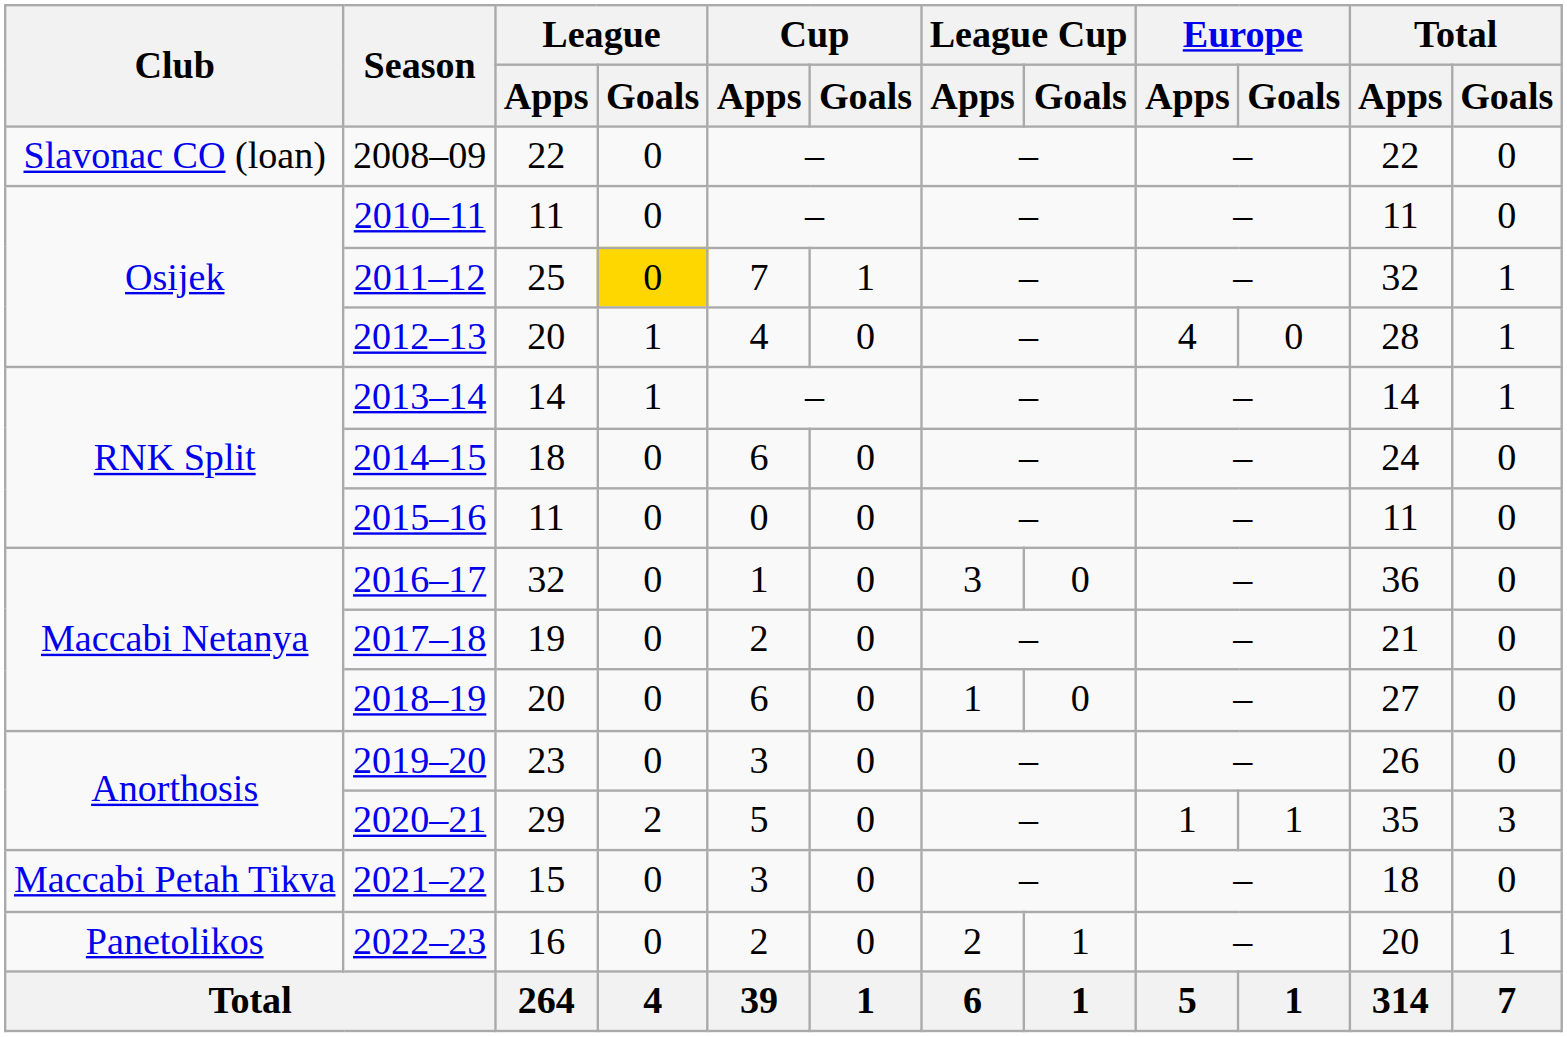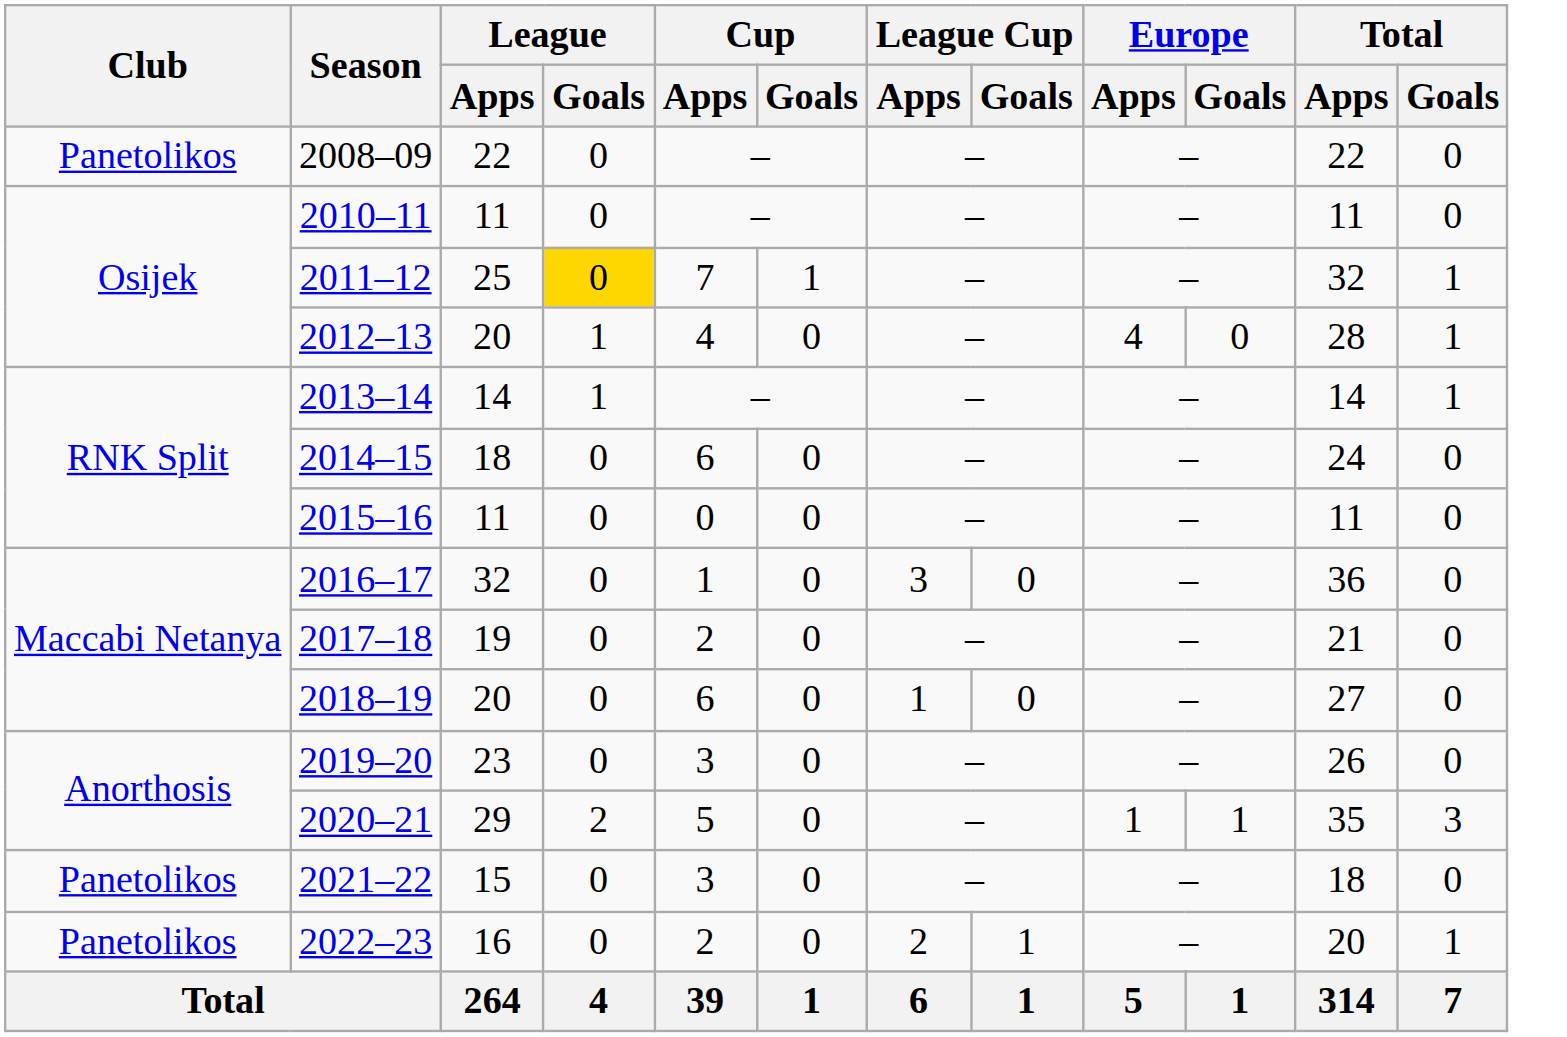(175, 155) Slavonac CO (loan) -> (148, 155) Panetolikos
(175, 880) Maccabi Petah Tikva -> (148, 880) Panetolikos
